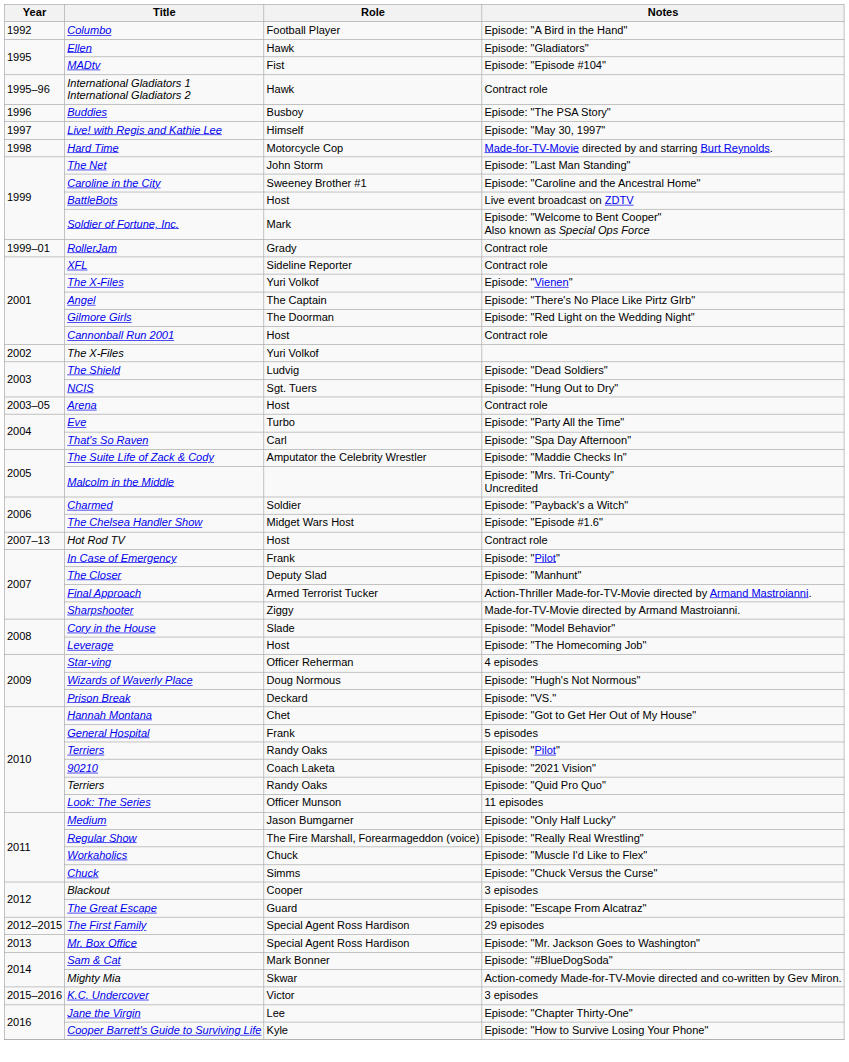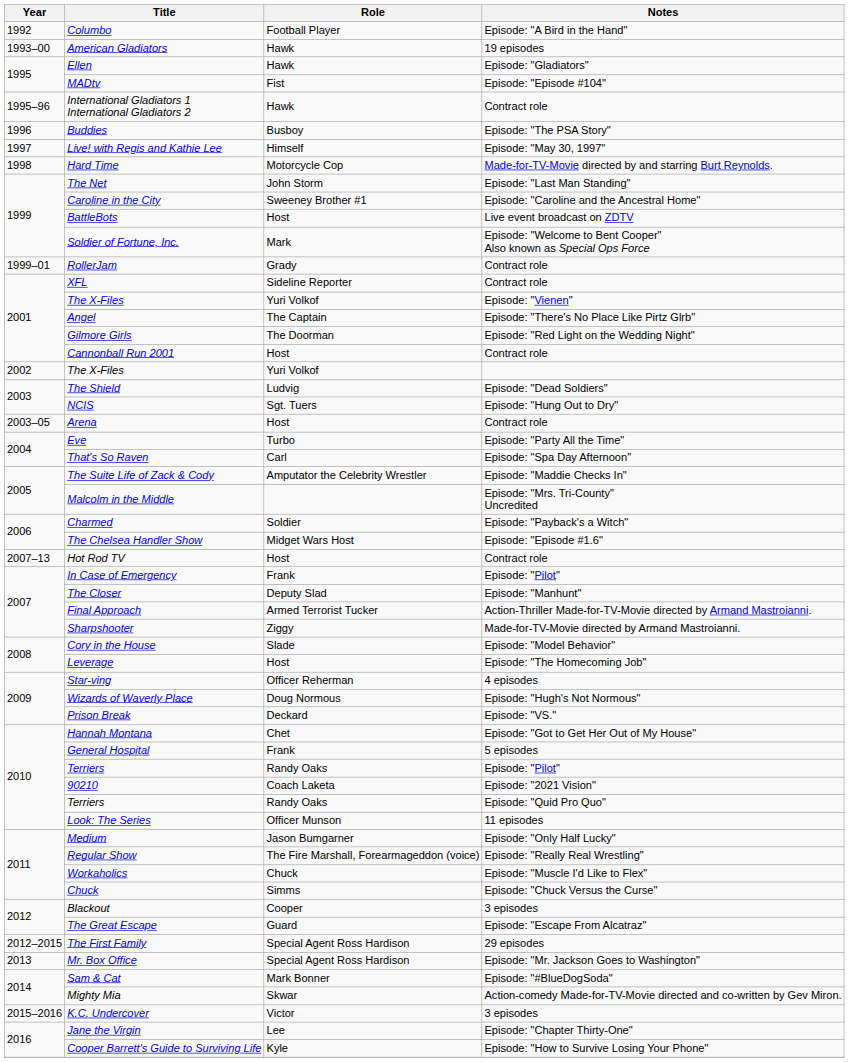+ row: (117, 48)
